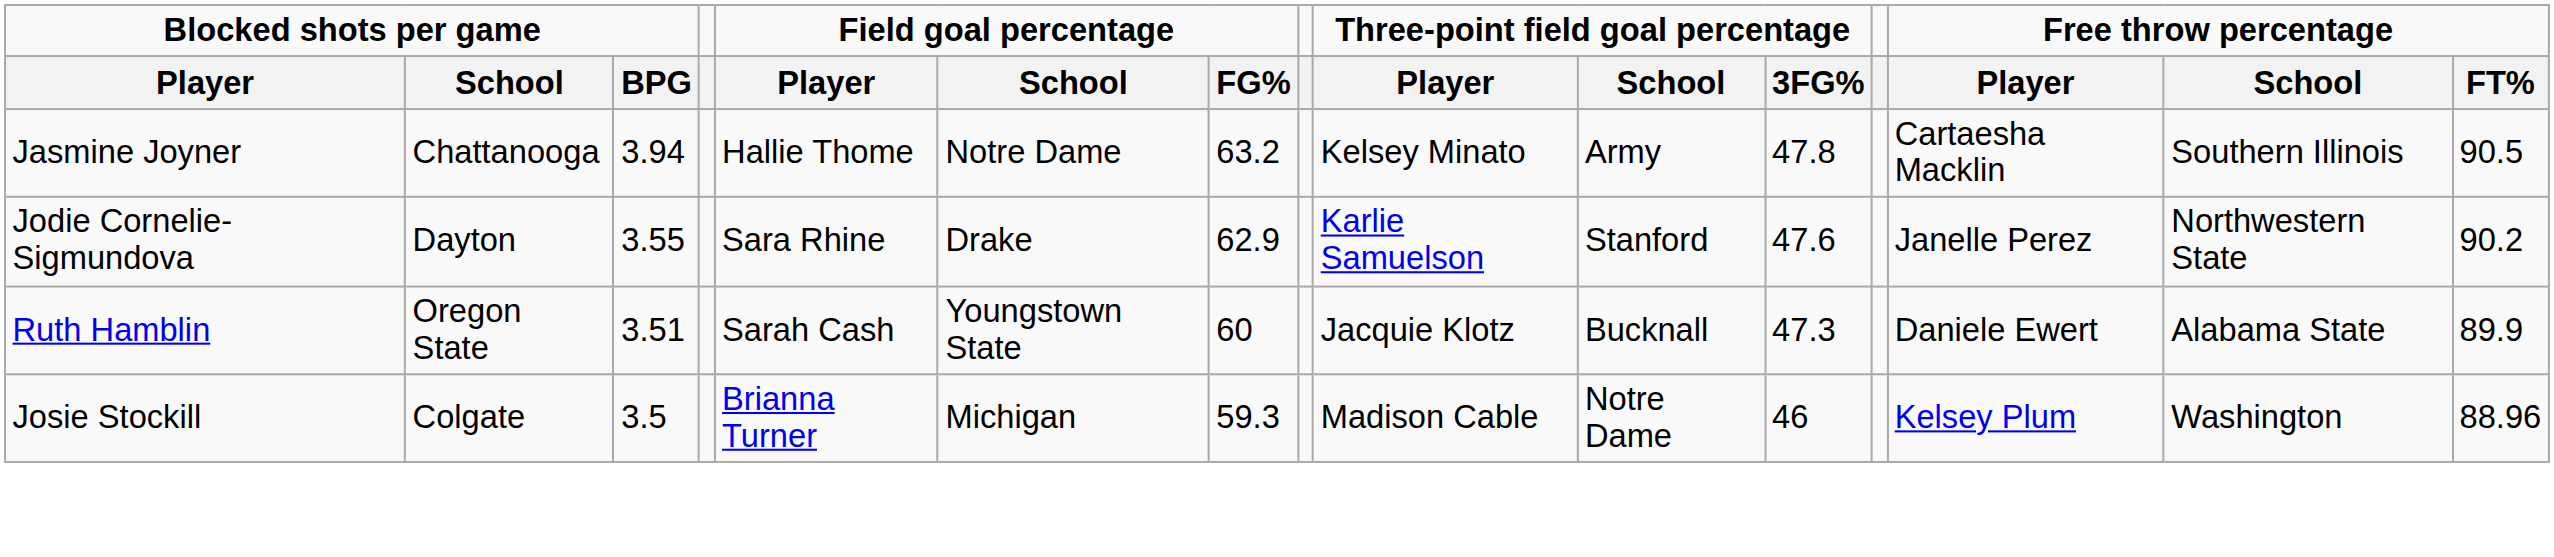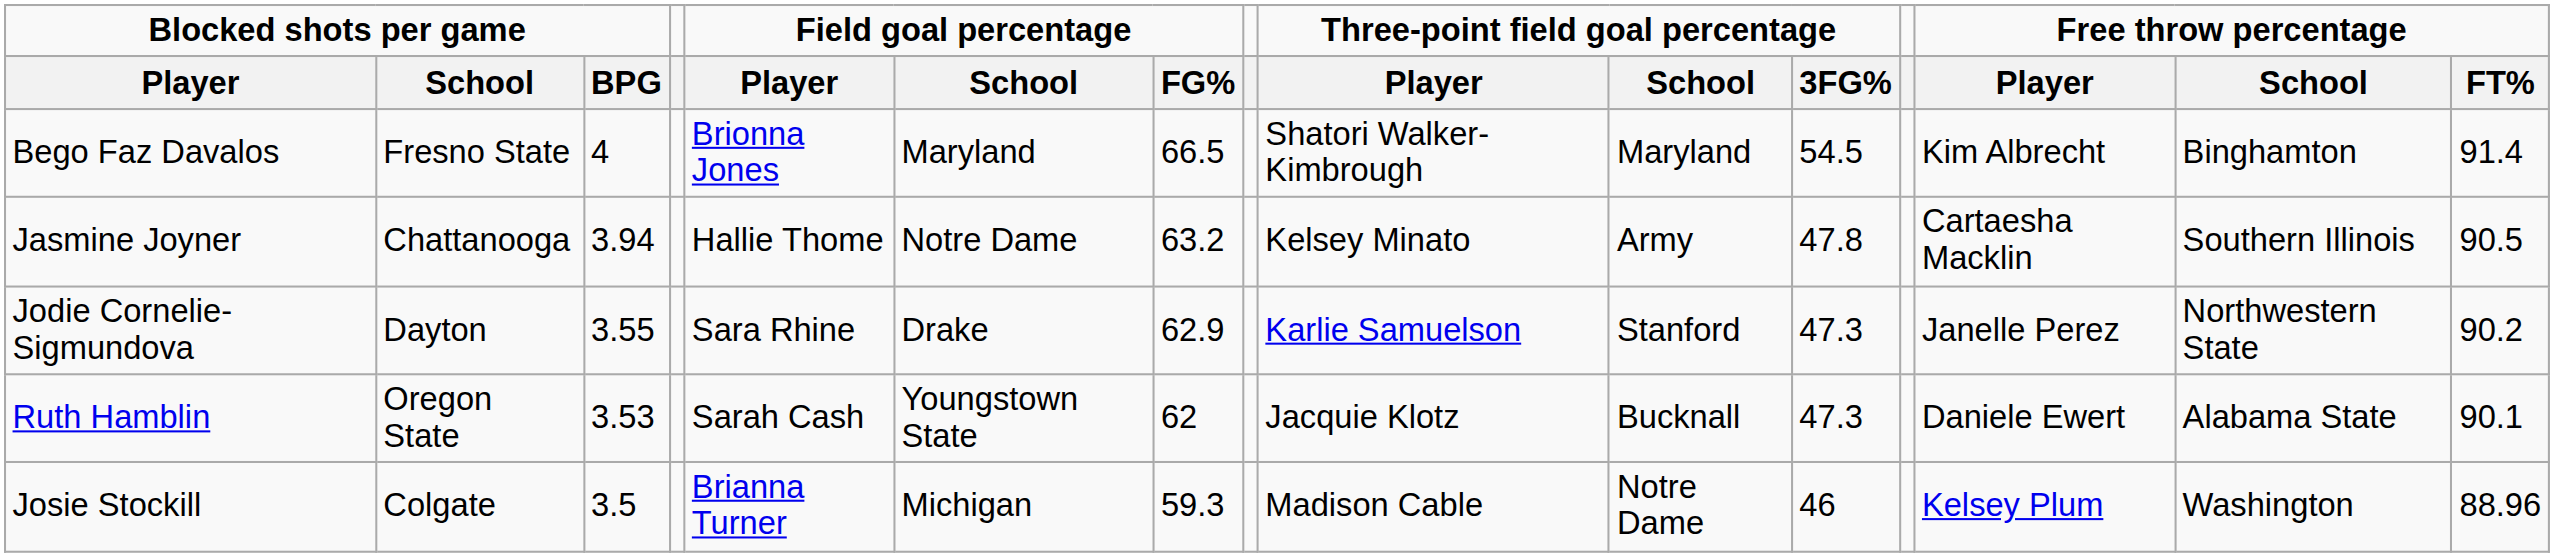+ row: (146, 152)
(1804, 240) 47.6 -> (1831, 329) 47.3
(653, 329) 3.51 -> (623, 417) 3.53
(1234, 329) 60 -> (1179, 417) 62
(2491, 329) 89.9 -> (2491, 417) 90.1
